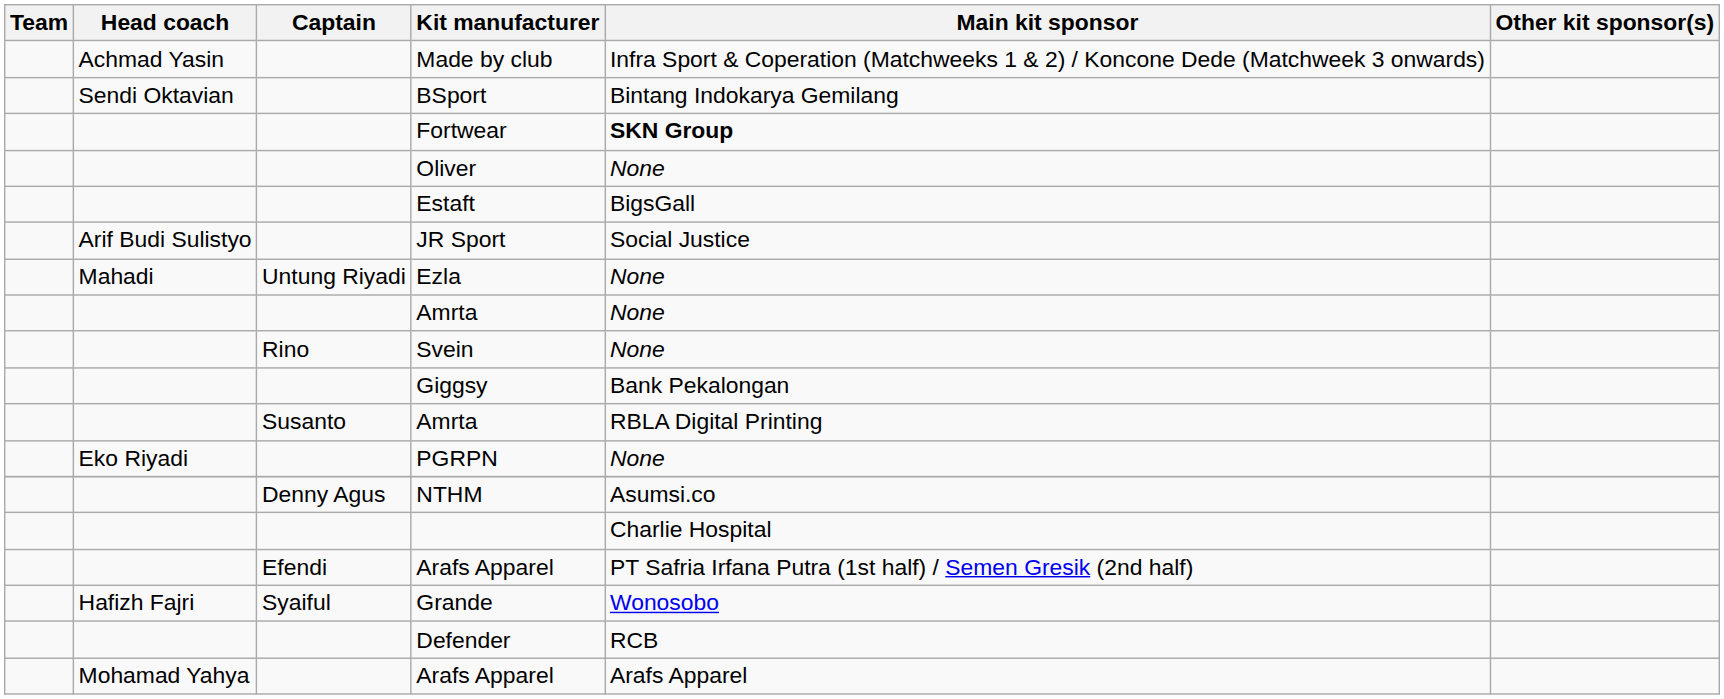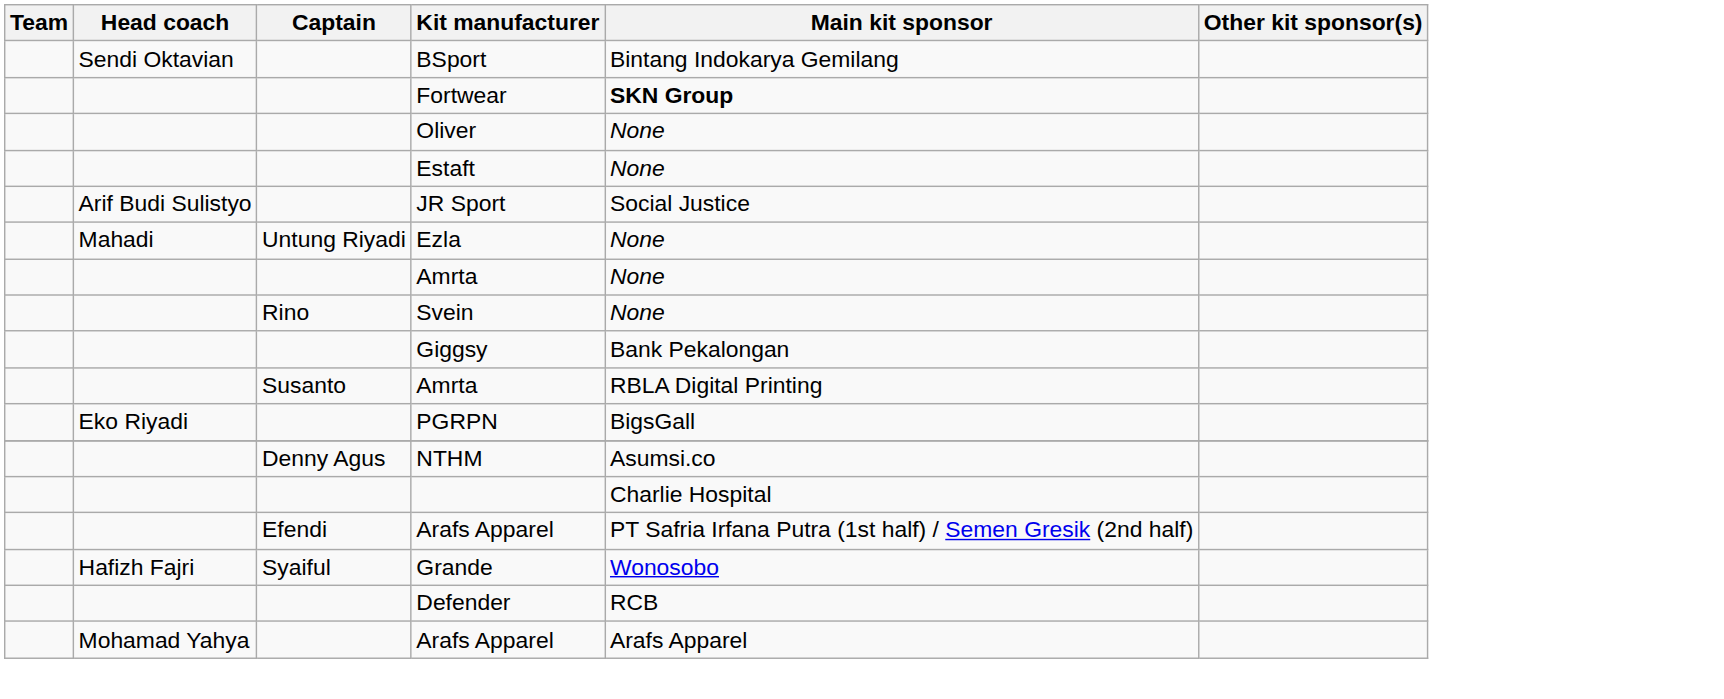- row: (334, 59)
(653, 204) BigsGall -> (637, 167) None
(637, 458) None -> (653, 421) BigsGall
